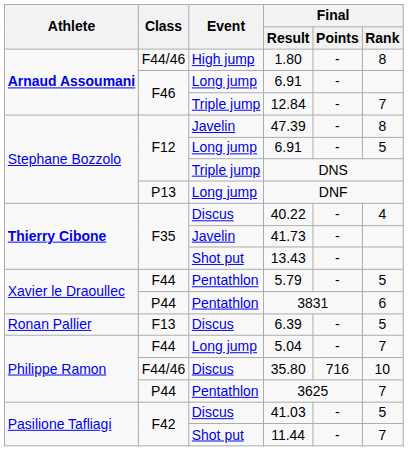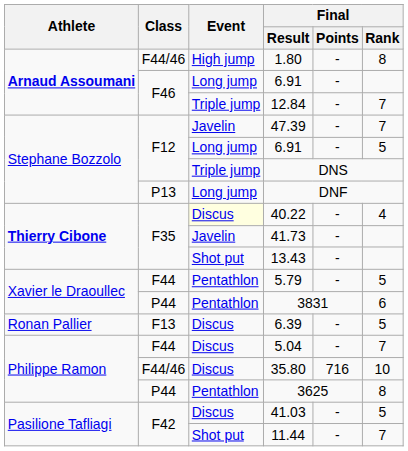(382, 126) 8 -> (382, 126) 7
(213, 215) no background -> (213, 215) lightyellow background
(224, 347) Long jump -> (213, 347) Discus
(382, 391) 7 -> (382, 391) 8
